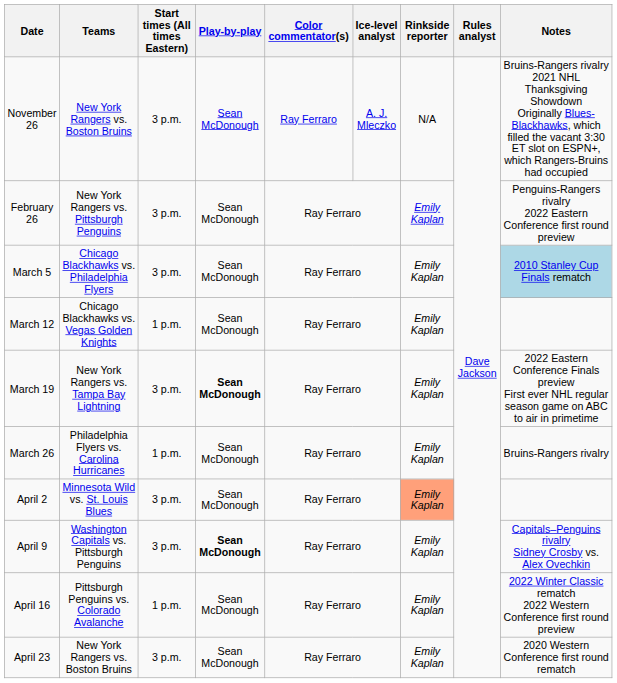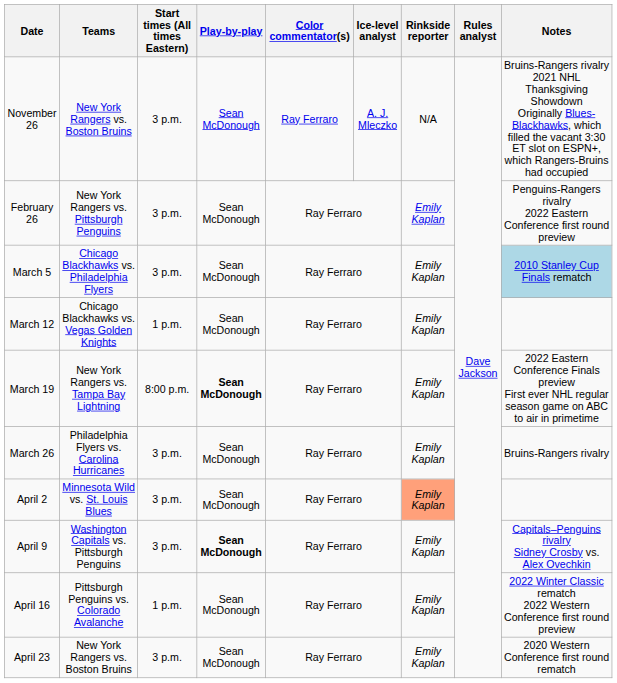(167, 389) 3 p.m. -> (167, 389) 8:00 p.m.
(167, 453) 1 p.m. -> (167, 453) 3 p.m.
